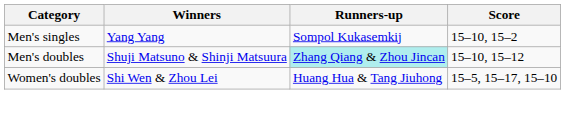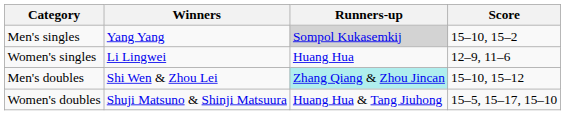(347, 36) no background -> (347, 36) lightgrey background
+ row: (52, 57)
(197, 57) Shuji Matsuno & Shinji Matsuura -> (162, 78) Shi Wen & Zhou Lei
(162, 78) Shi Wen & Zhou Lei -> (197, 99) Shuji Matsuno & Shinji Matsuura
